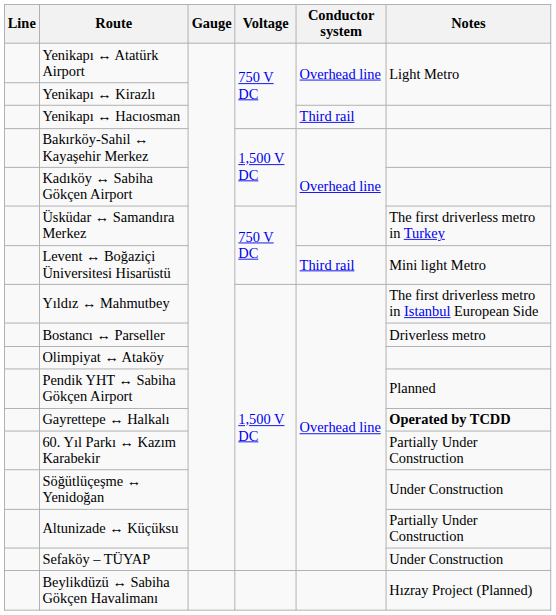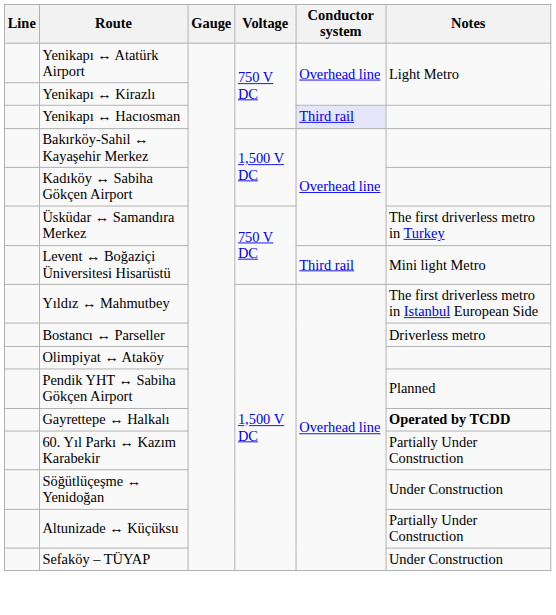(327, 116) no background -> (327, 116) lavender background
- row: (106, 590)
